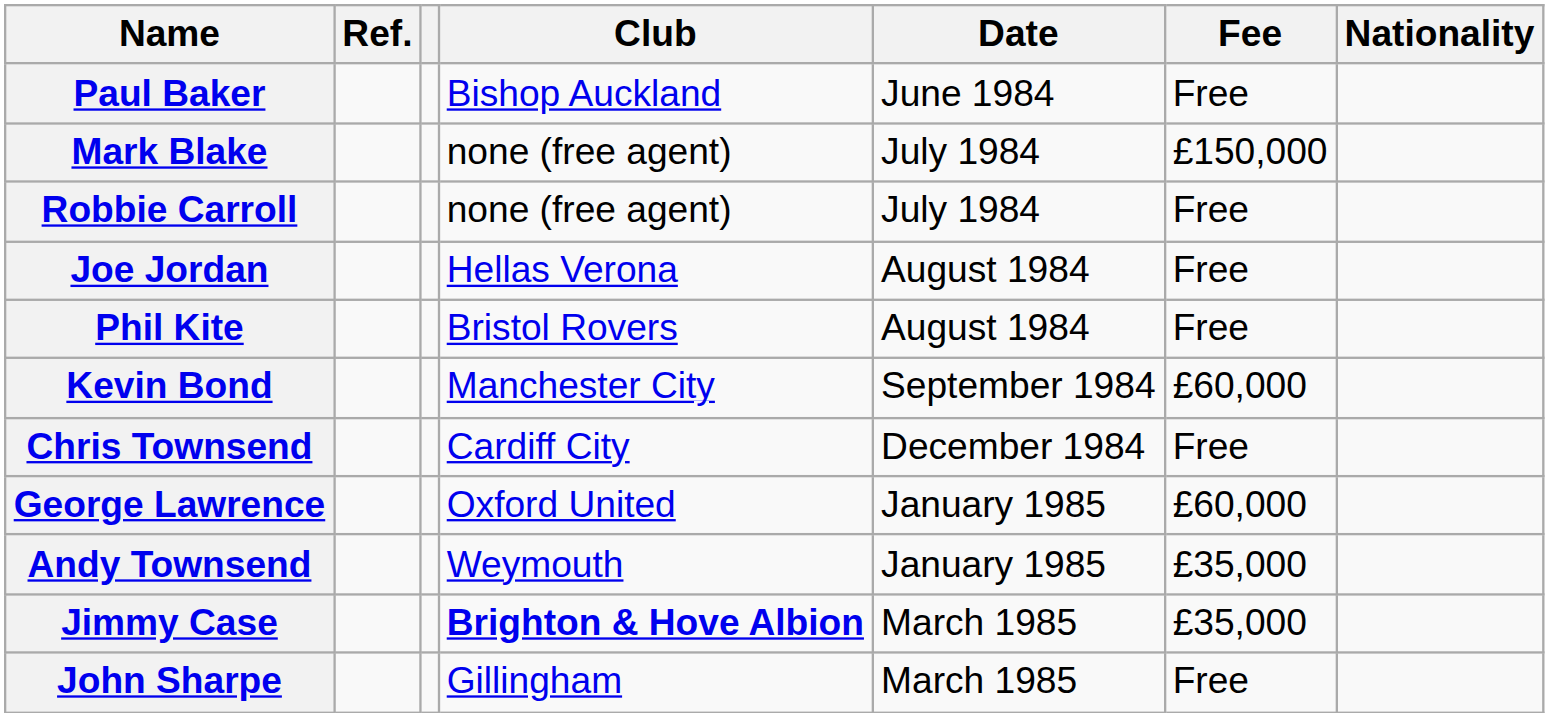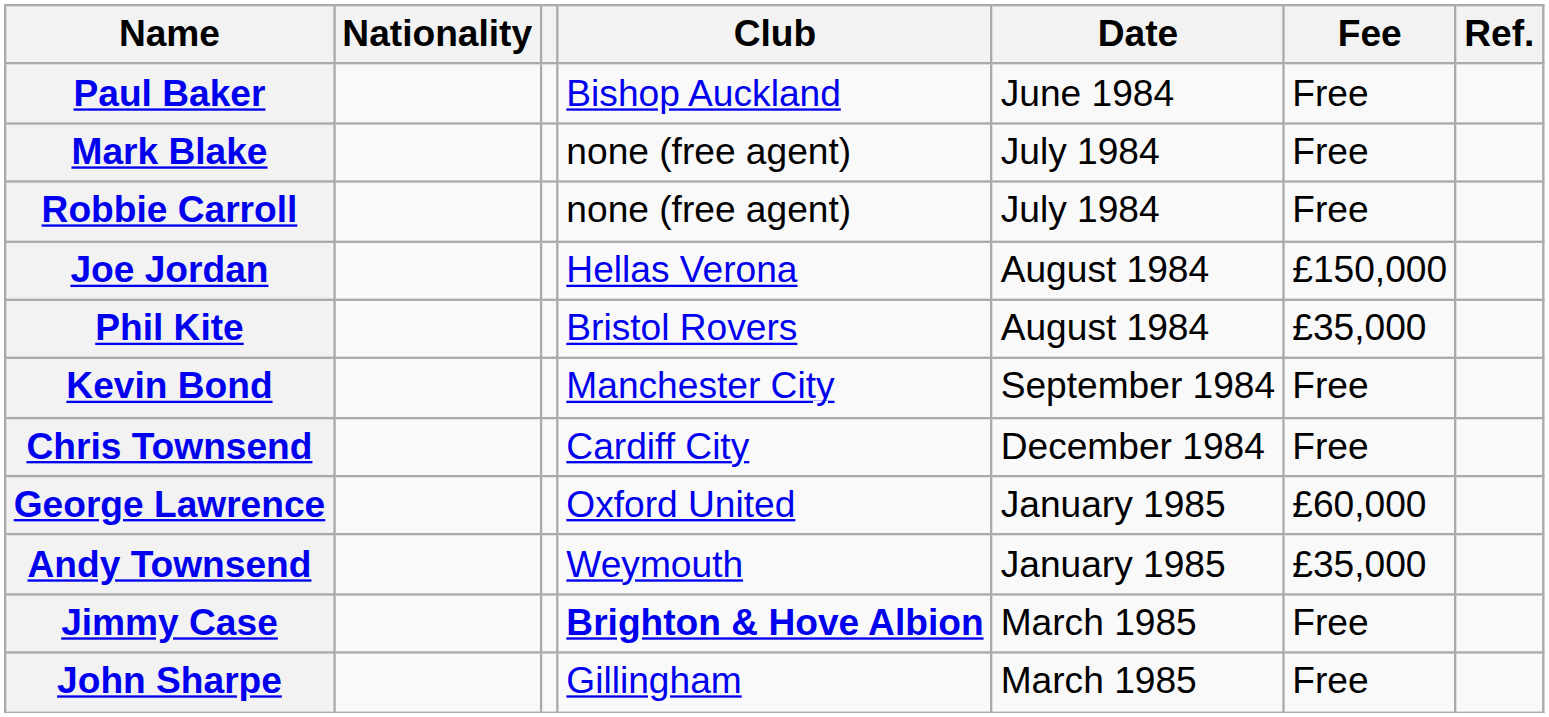columns swapped: (1439, 33) <-> (377, 33)
(1250, 151) £150,000 -> (1330, 151) Free
(1211, 269) Free -> (1370, 269) £150,000
(1211, 328) Free -> (1359, 328) £35,000
(1240, 387) £60,000 -> (1330, 387) Free
(1240, 622) £35,000 -> (1330, 622) Free
